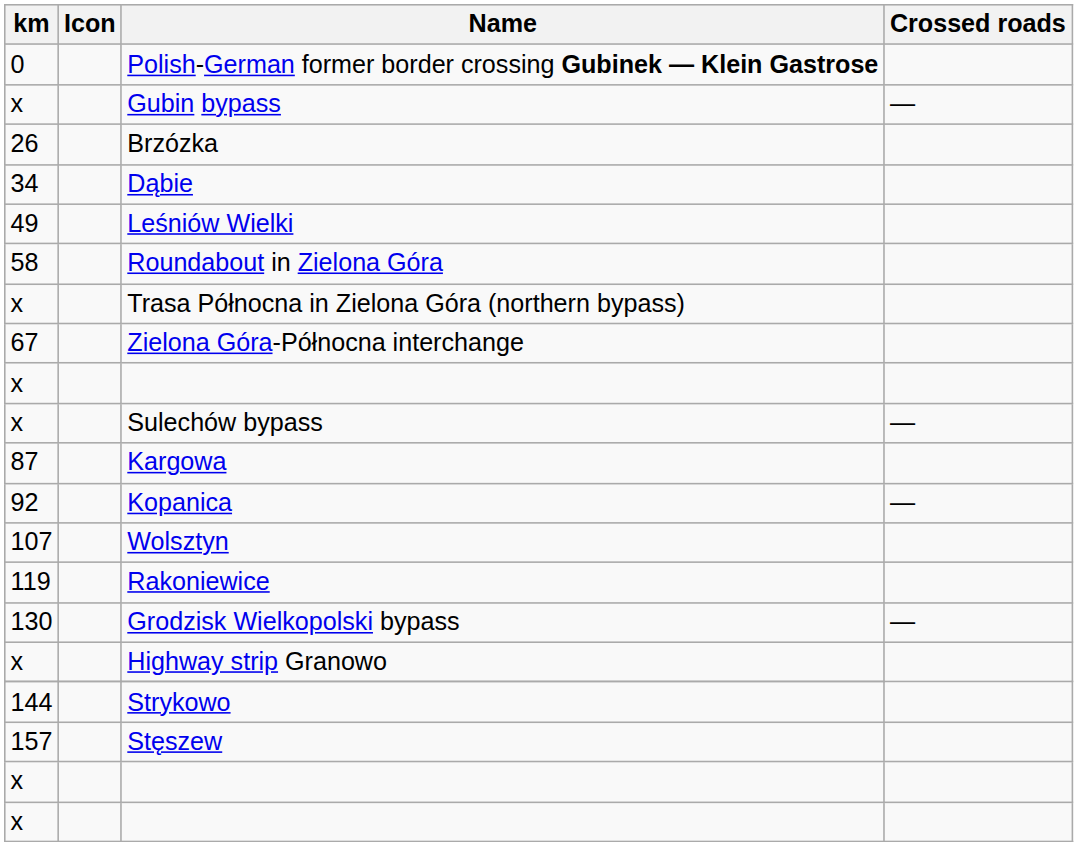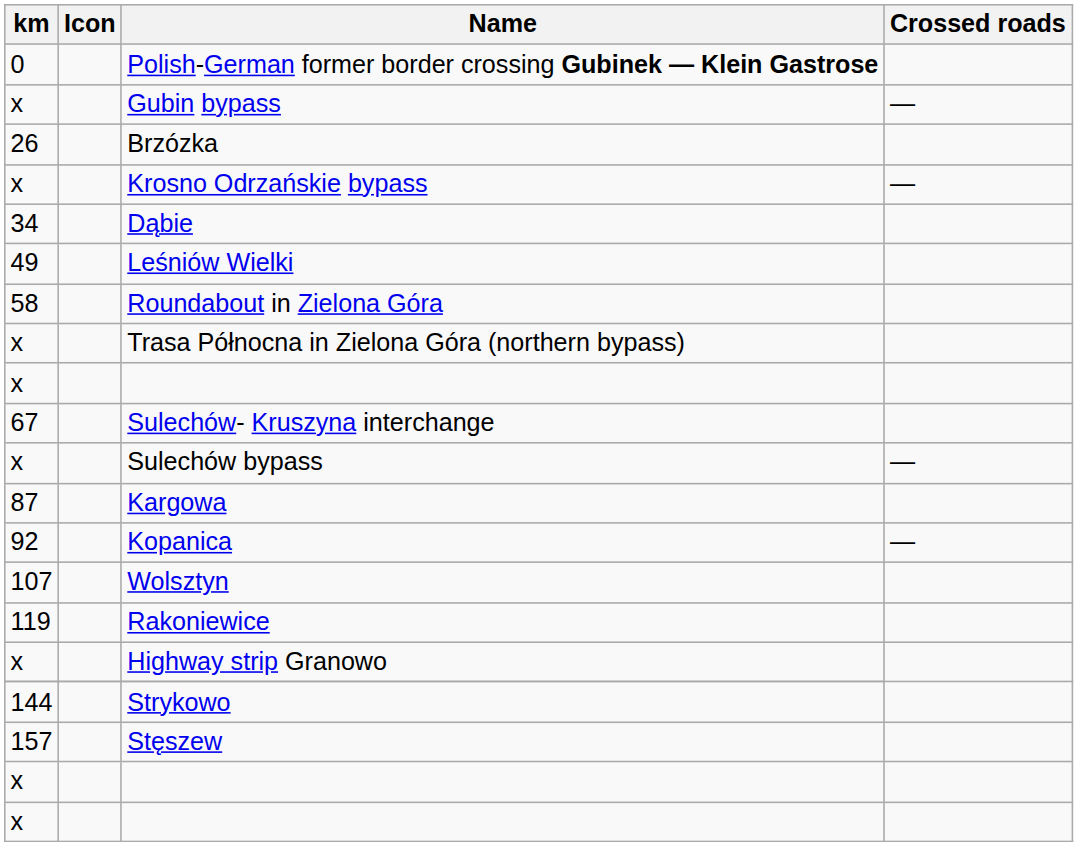+ row: (17, 183)
- row: (25, 343)
+ row: (25, 422)
- row: (32, 622)
